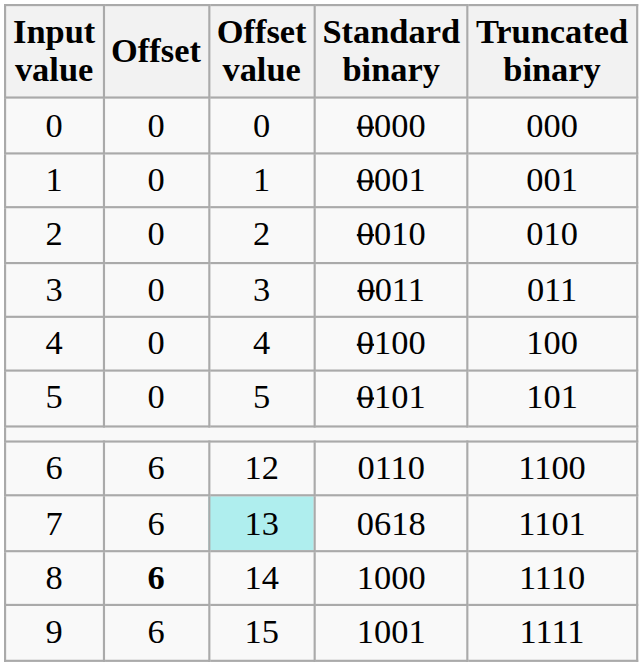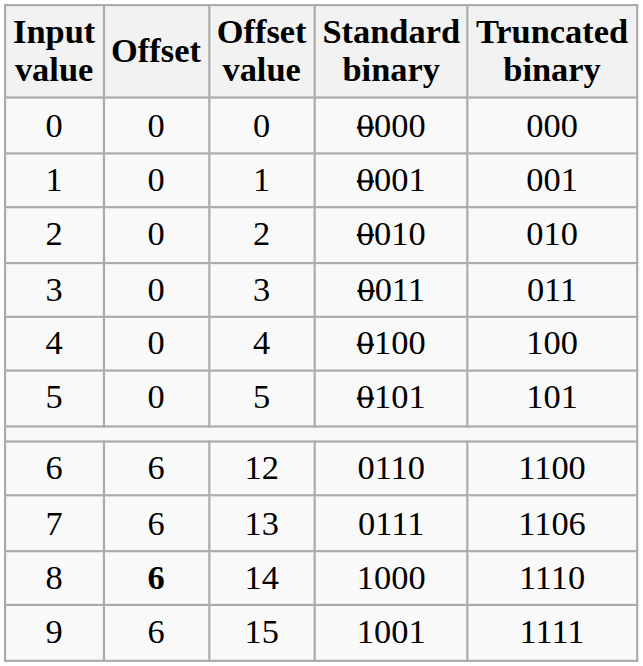(262, 522) paleturquoise background -> (262, 522) no background
(391, 522) 0618 -> (391, 522) 0111
(552, 522) 1101 -> (552, 522) 1106
